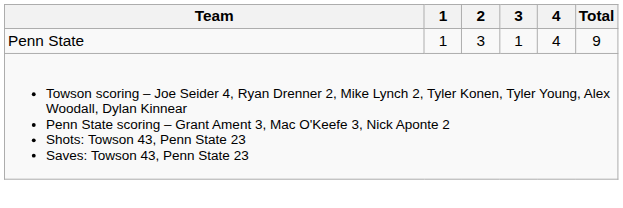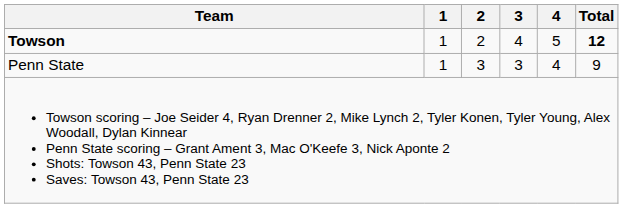+ row: (36, 41)
(519, 41) 1 -> (519, 65) 3
